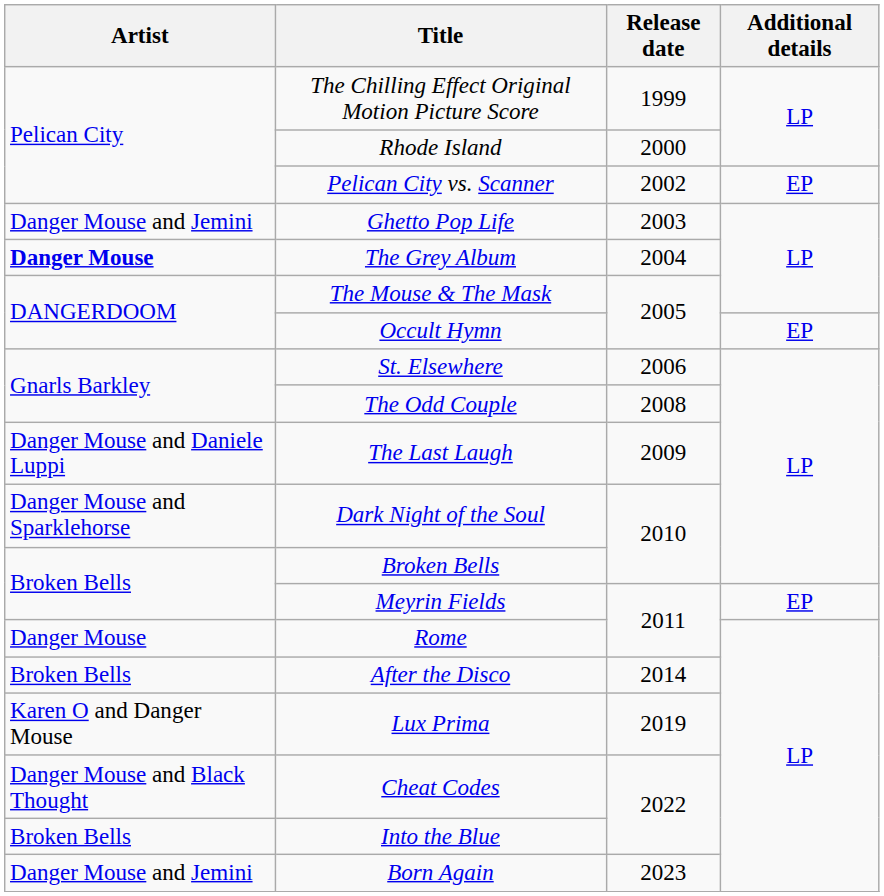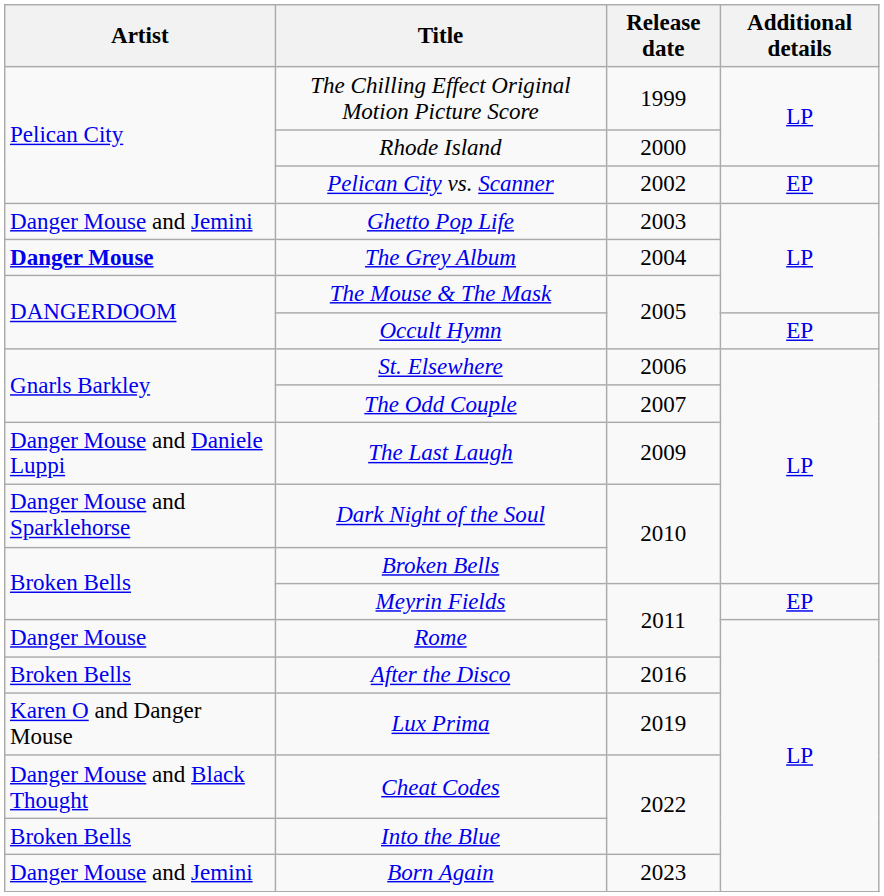(663, 403) 2008 -> (663, 403) 2007
(663, 674) 2014 -> (663, 674) 2016
